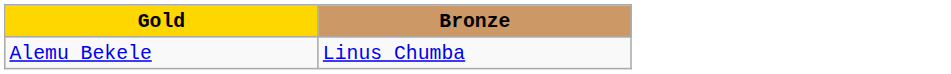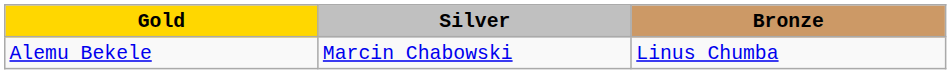+ column: (475, 21)
